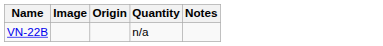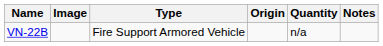+ column: (169, 13)
